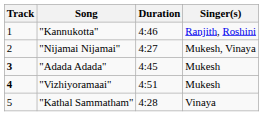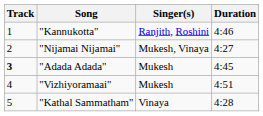columns swapped: (221, 13) <-> (159, 13)
(10, 84) bold -> (10, 84) normal
